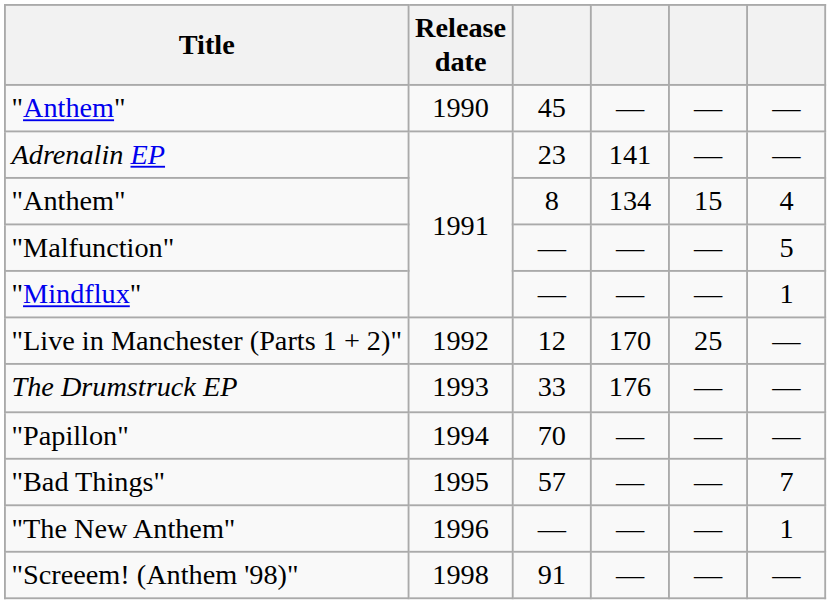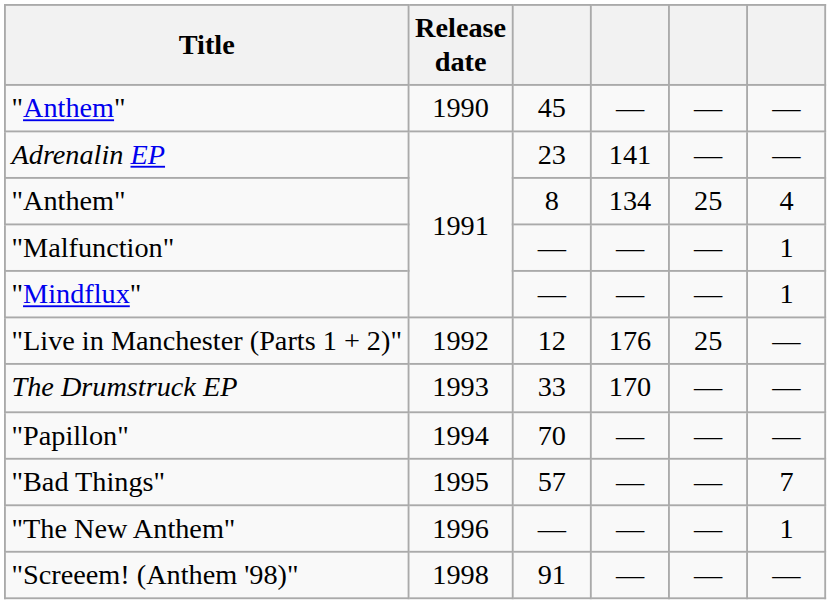(708, 201) 15 -> (708, 201) 25
(786, 247) 5 -> (786, 247) 1
(630, 341) 170 -> (630, 341) 176
(630, 387) 176 -> (630, 387) 170
